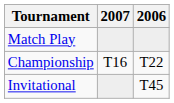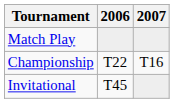columns swapped: (151, 16) <-> (115, 16)
